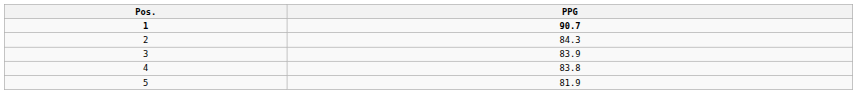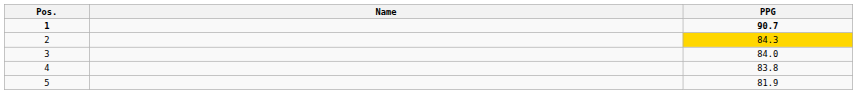+ column: (386, 11)
(570, 40) no background -> (768, 40) gold background
(570, 54) 83.9 -> (768, 54) 84.0
